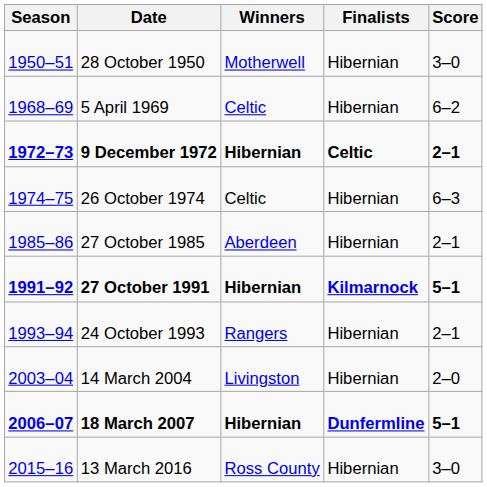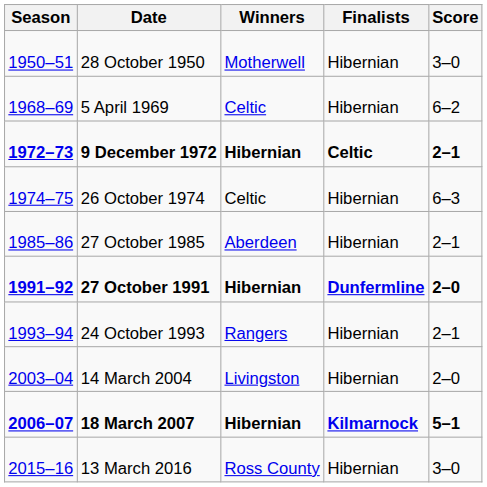(373, 288) Kilmarnock -> (376, 288) Dunfermline
(446, 288) 5–1 -> (446, 288) 2–0
(376, 423) Dunfermline -> (373, 423) Kilmarnock
